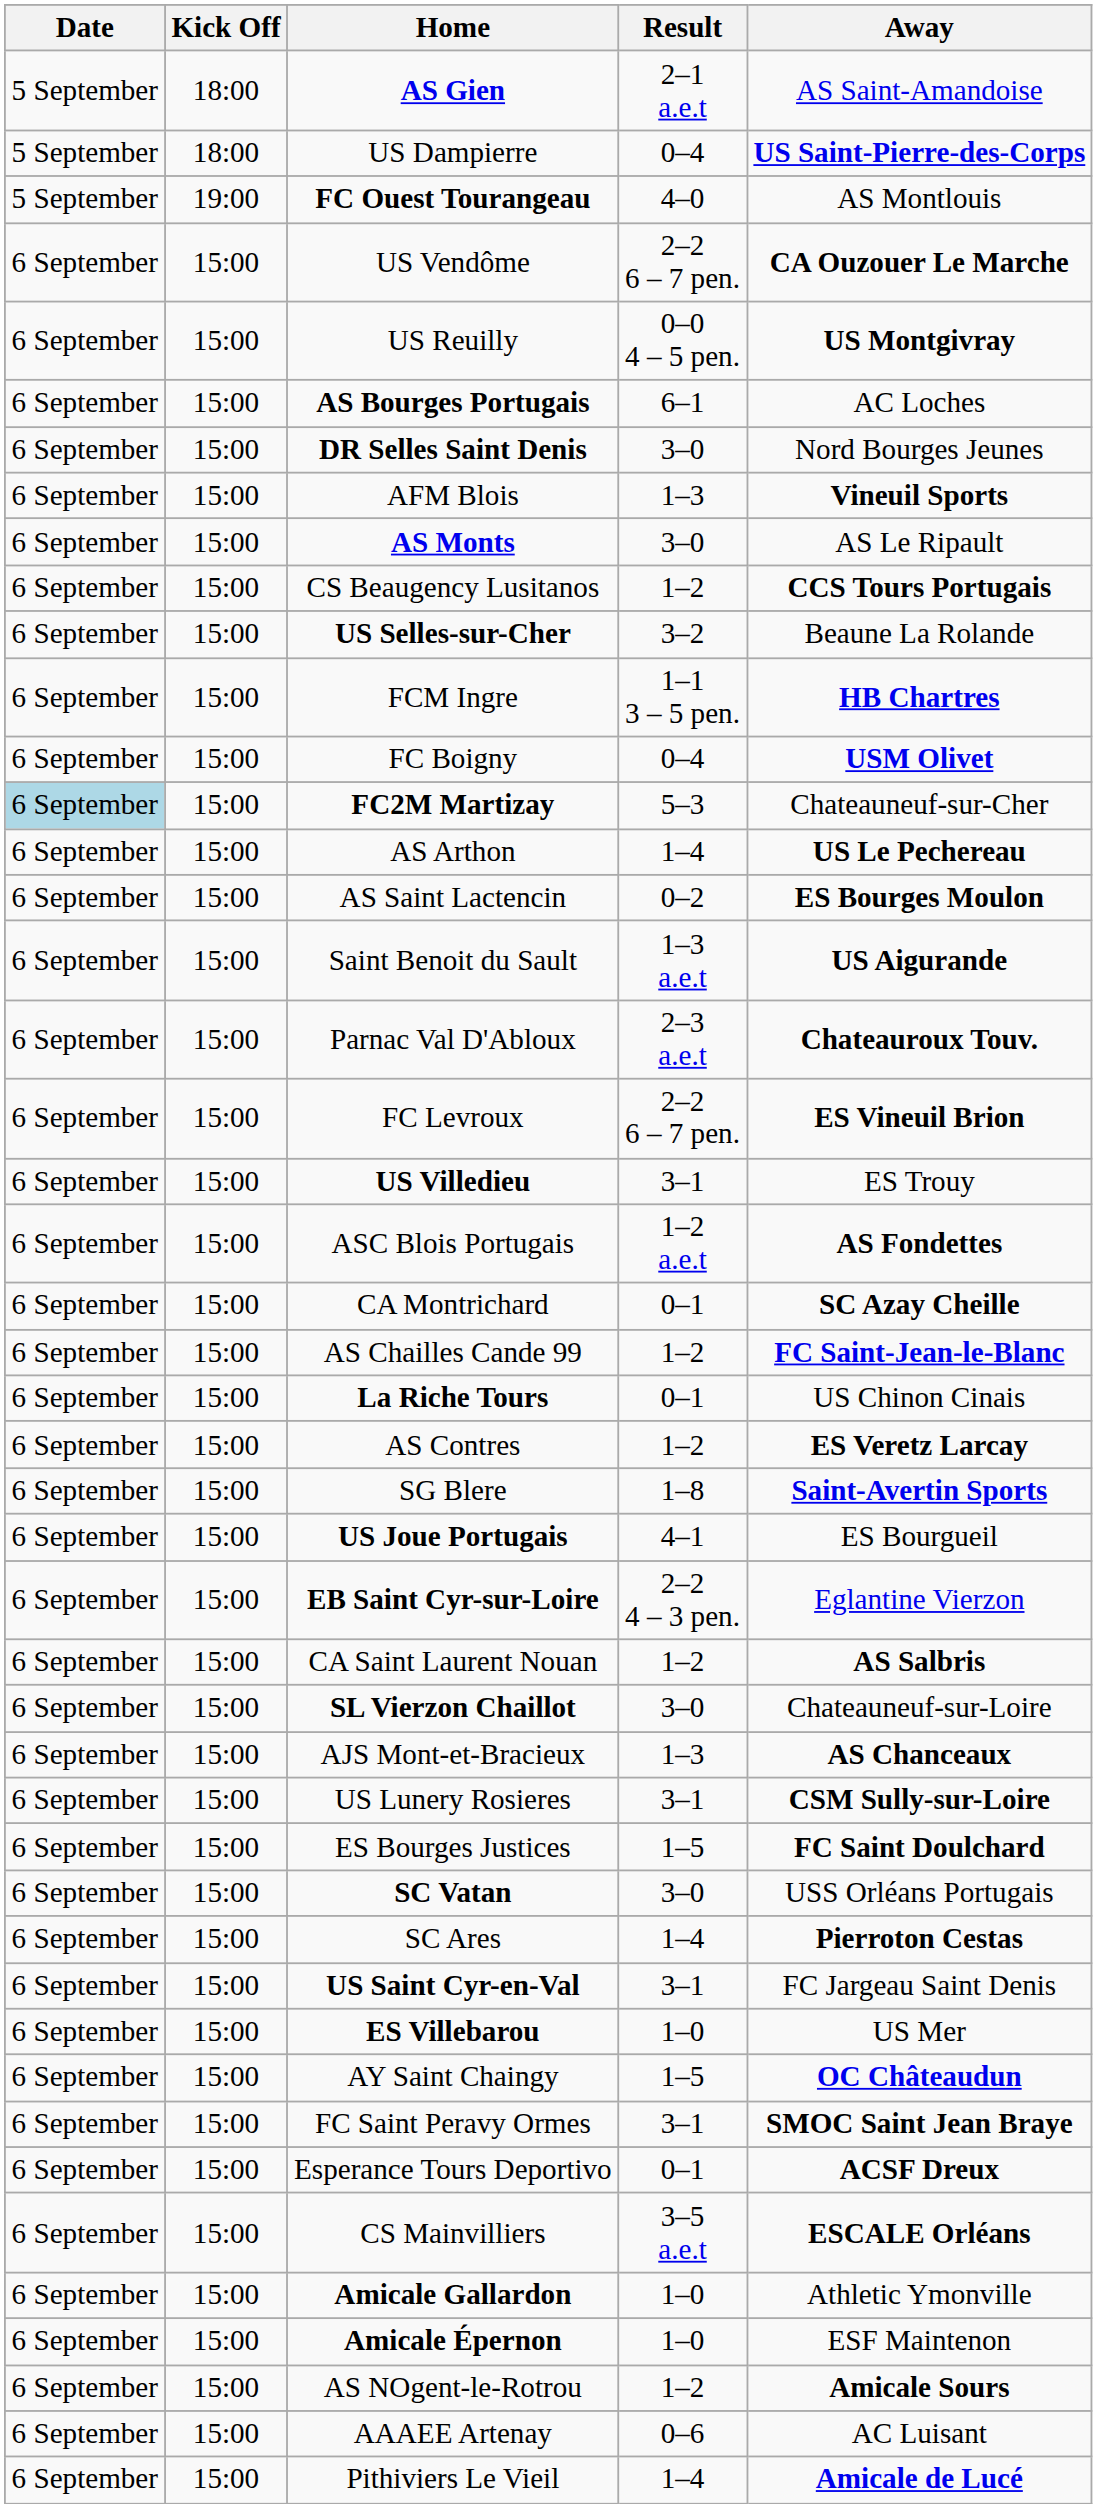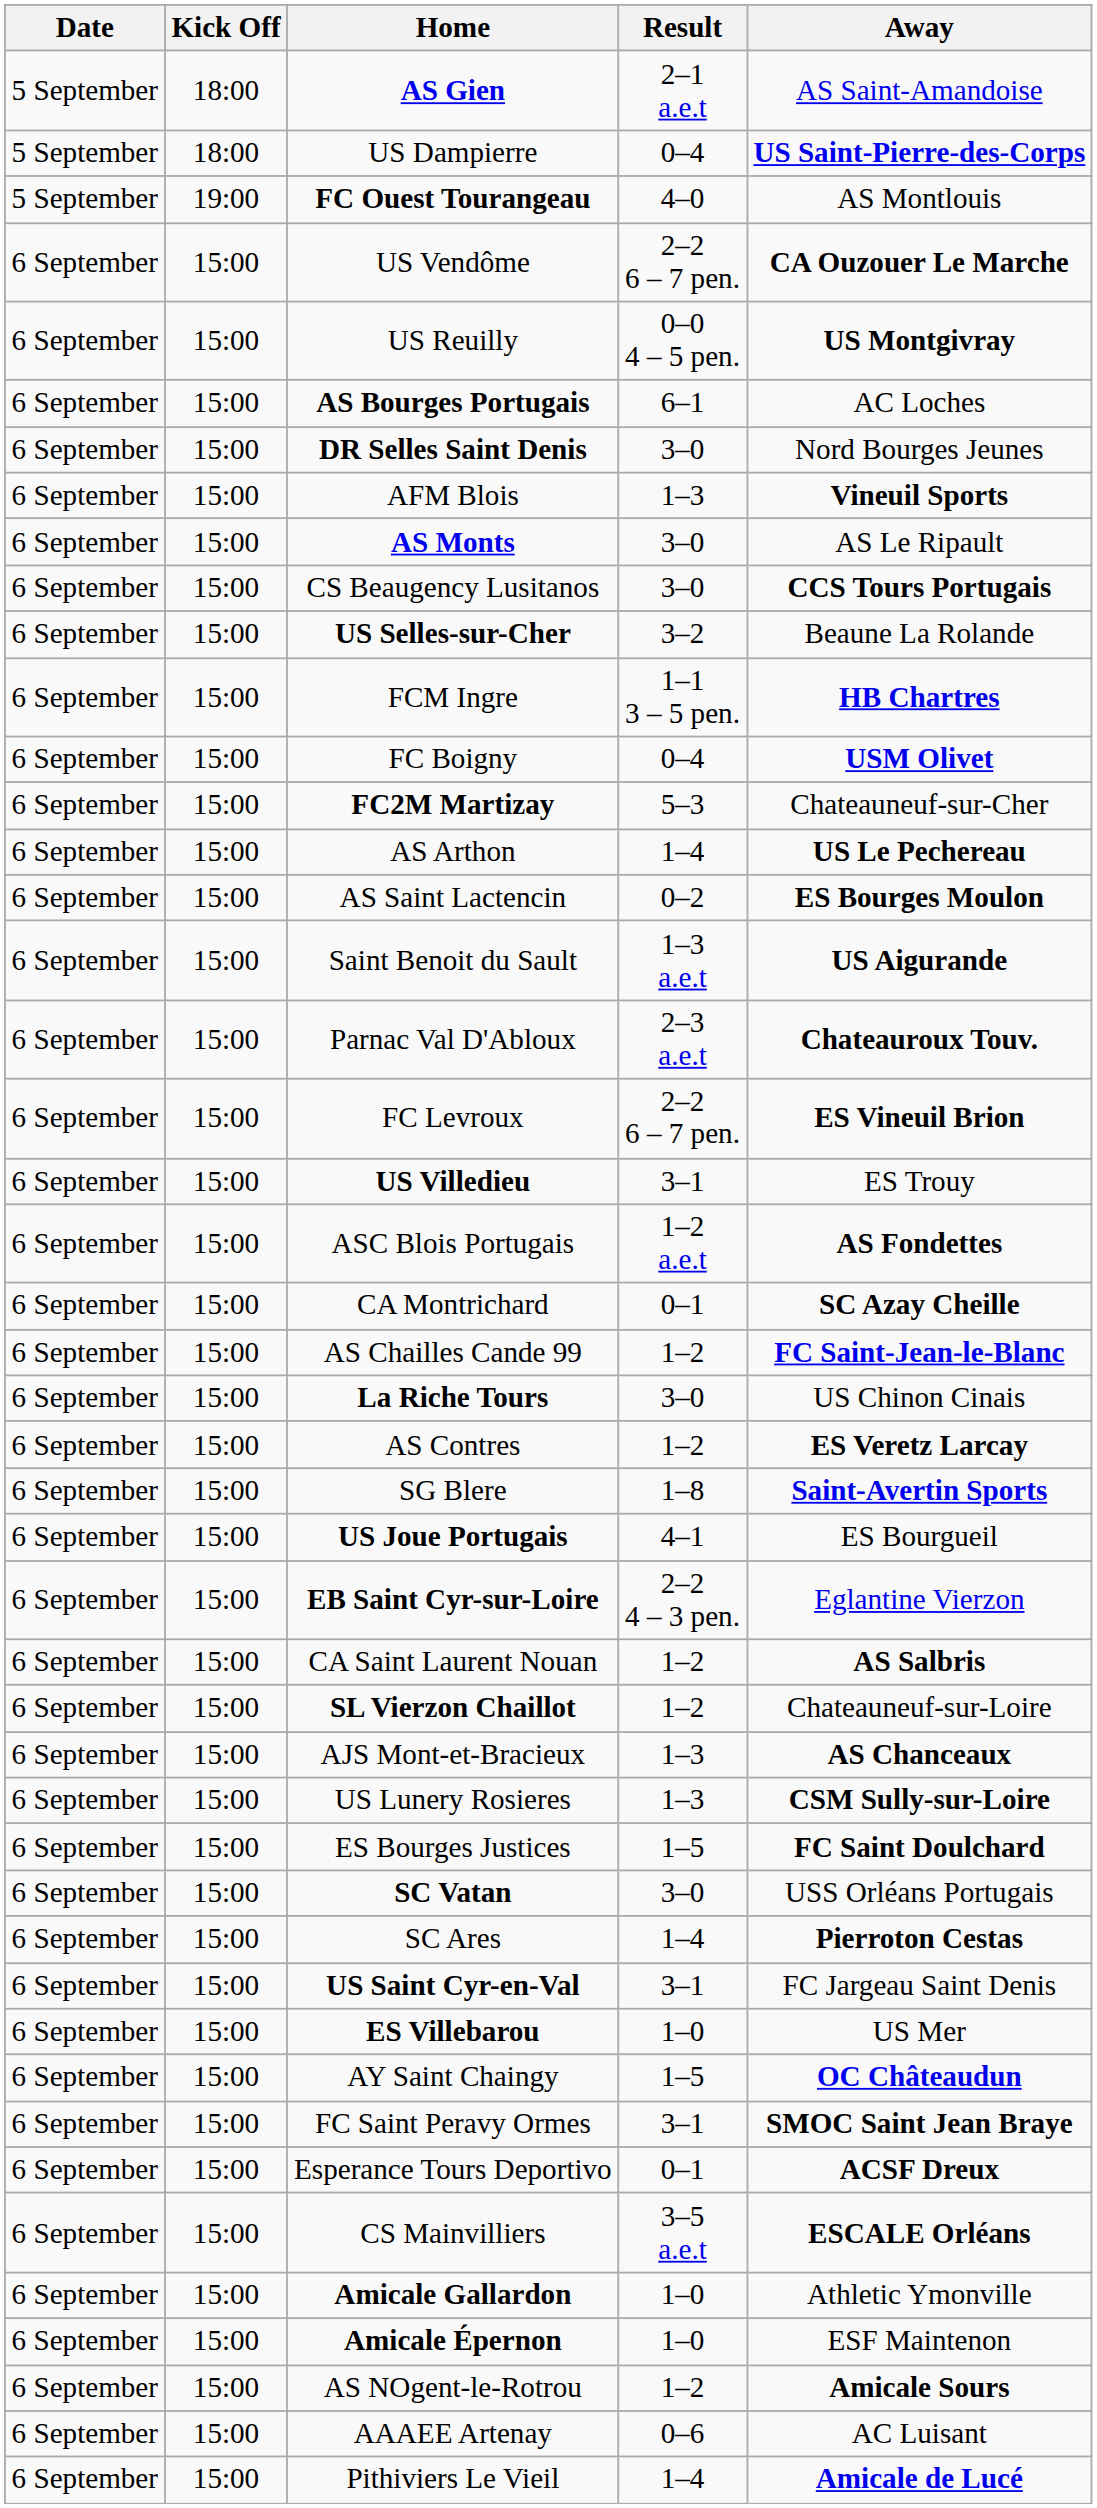(683, 587) 1–2 -> (683, 587) 3–0
(85, 805) lightblue background -> (85, 805) no background
(683, 1398) 0–1 -> (683, 1398) 3–0
(683, 1707) 3–0 -> (683, 1707) 1–2
(683, 1800) 3–1 -> (683, 1800) 1–3
